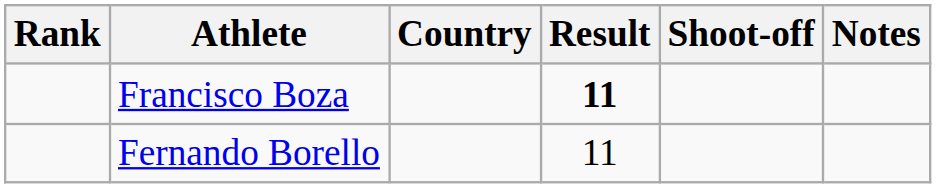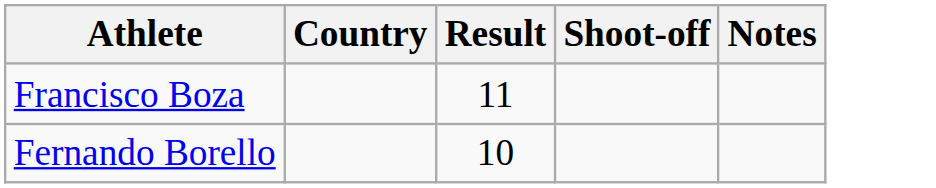- column: (57, 34)
(600, 93) bold -> (495, 93) normal
(600, 152) 11 -> (495, 152) 10
